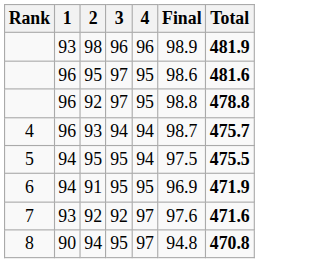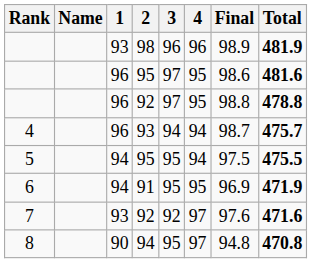+ column: (80, 18)
